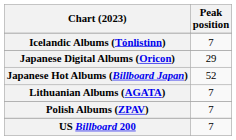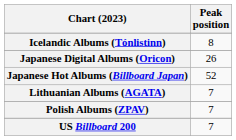(211, 42) 7 -> (211, 42) 8
(211, 59) 29 -> (211, 59) 26
